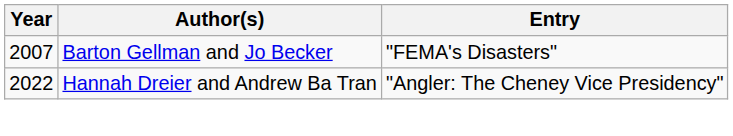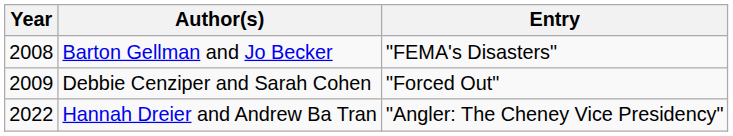(31, 51) 2007 -> (31, 51) 2008
+ row: (217, 83)
